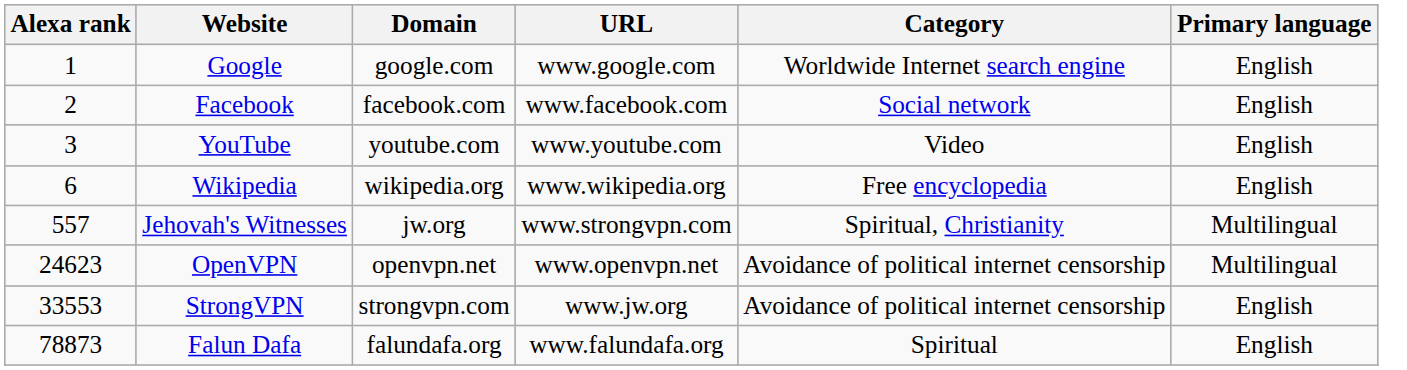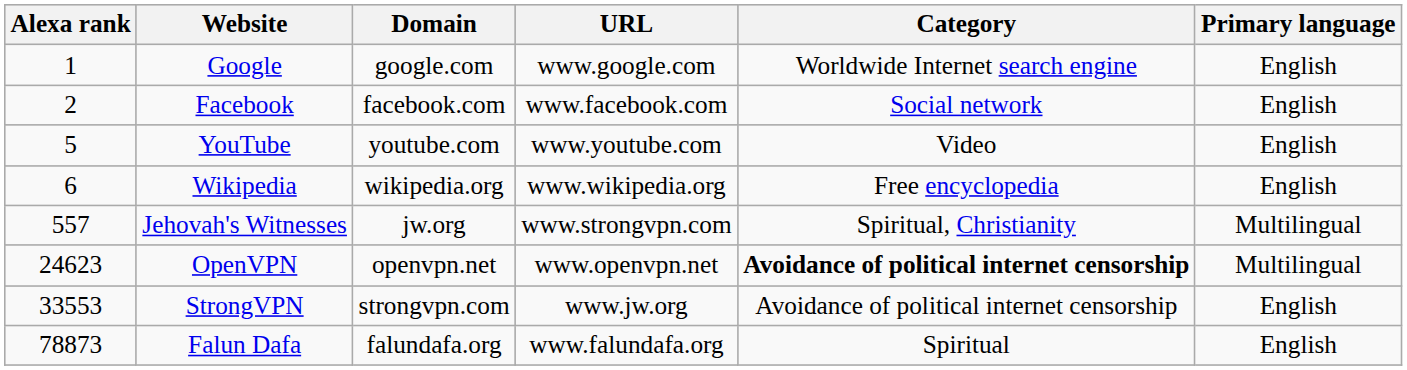(71, 144) 3 -> (71, 144) 5
(954, 265) normal -> (966, 265) bold
